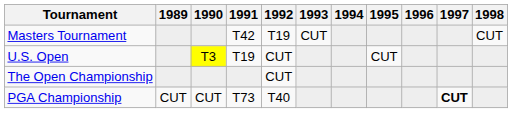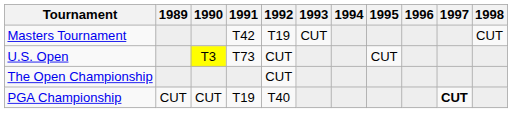(244, 56) T19 -> (244, 56) T73
(244, 98) T73 -> (244, 98) T19
